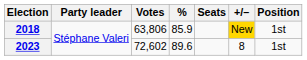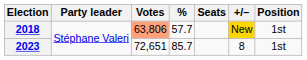(150, 30) no background -> (150, 30) lightsalmon background
(182, 30) 85.9 -> (182, 30) 57.7
(150, 47) 72,602 -> (150, 47) 72,651
(182, 47) 89.6 -> (182, 47) 85.7
